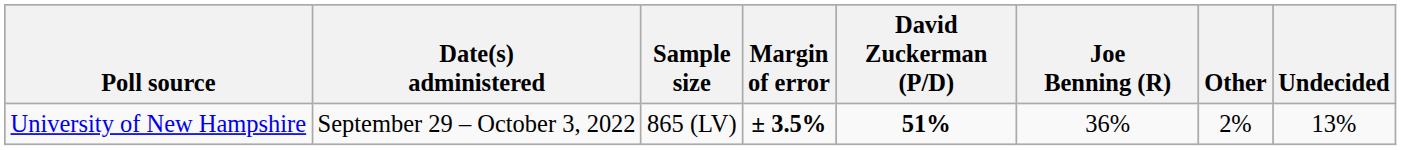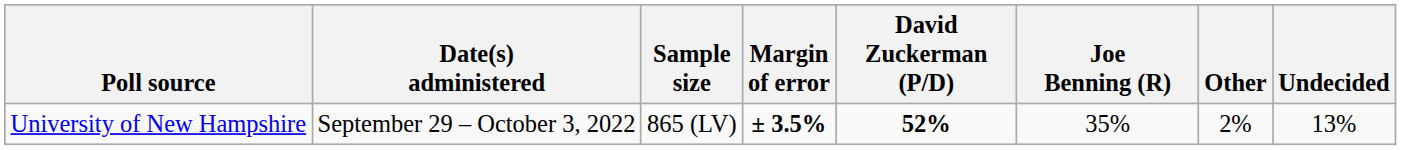(926, 123) 51% -> (926, 123) 52%
(1108, 123) 36% -> (1108, 123) 35%
